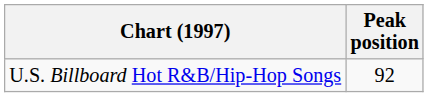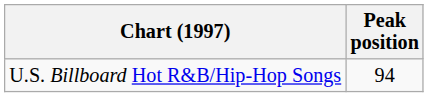(385, 75) 92 -> (385, 75) 94
